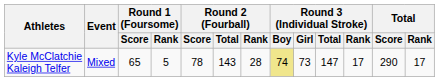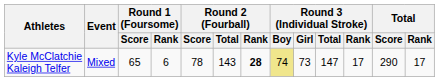(166, 63) 5 -> (166, 63) 6
(256, 63) normal -> (256, 63) bold
